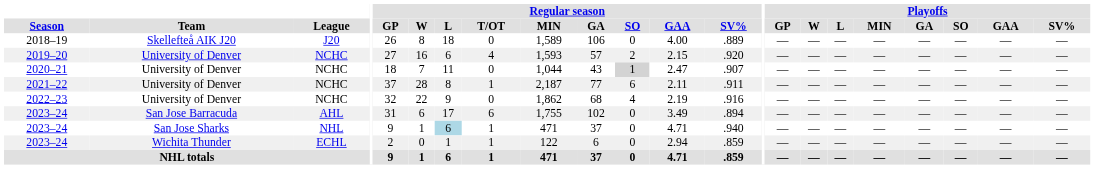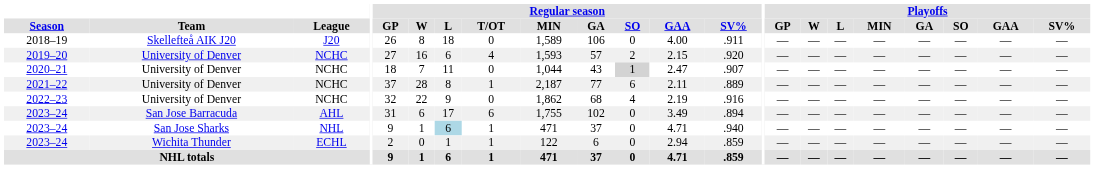(733, 40) .889 -> (733, 40) .911
(733, 84) .911 -> (733, 84) .889
